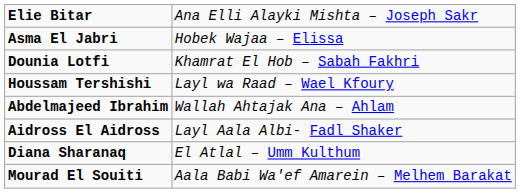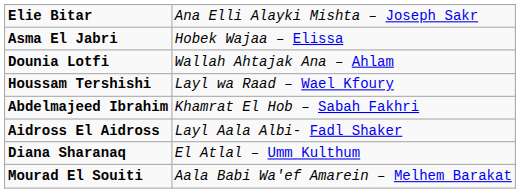(297, 62) Khamrat El Hob – Sabah Fakhri -> (284, 62) Wallah Ahtajak Ana – Ahlam
(284, 108) Wallah Ahtajak Ana – Ahlam -> (297, 108) Khamrat El Hob – Sabah Fakhri
